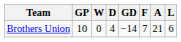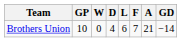columns swapped: (171, 12) <-> (129, 12)
